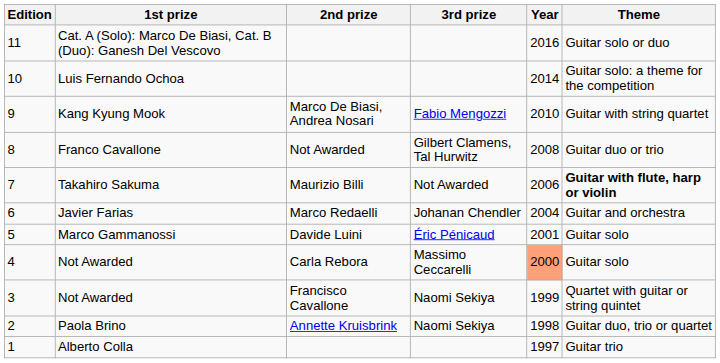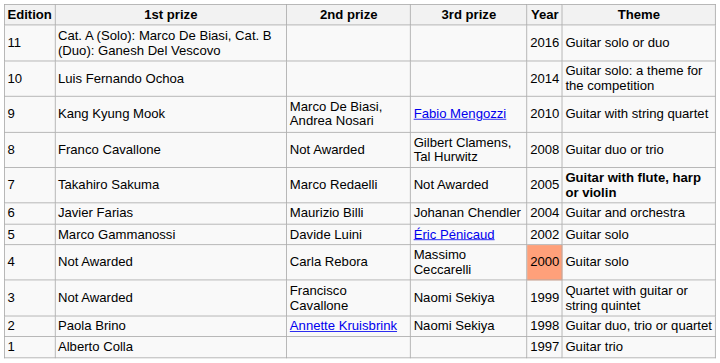(327, 185) Maurizio Billi -> (334, 185) Marco Redaelli
(545, 185) 2006 -> (545, 185) 2005
(334, 213) Marco Redaelli -> (327, 213) Maurizio Billi
(545, 234) 2001 -> (545, 234) 2002
